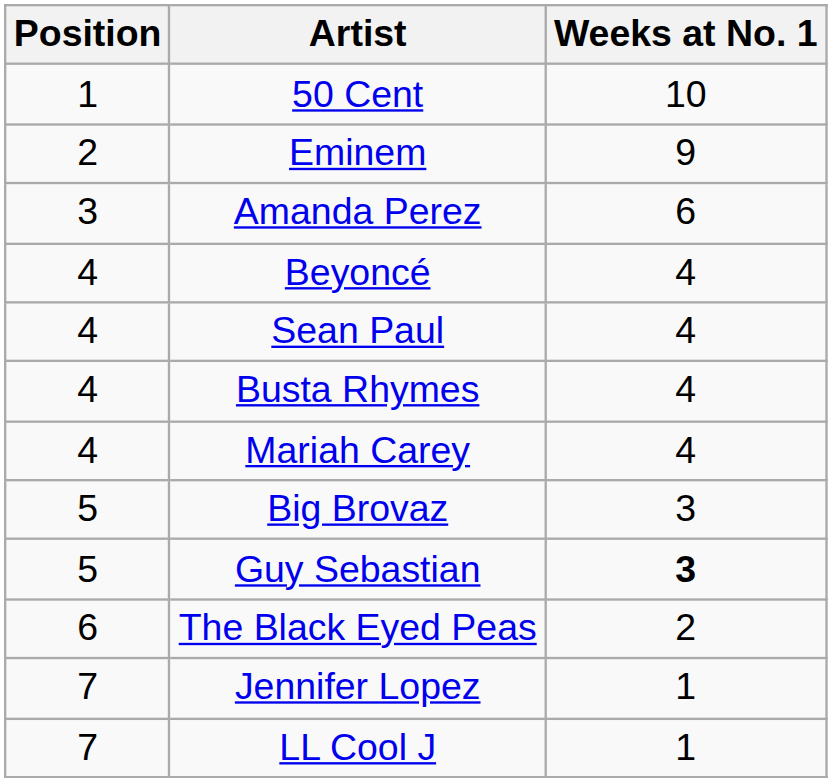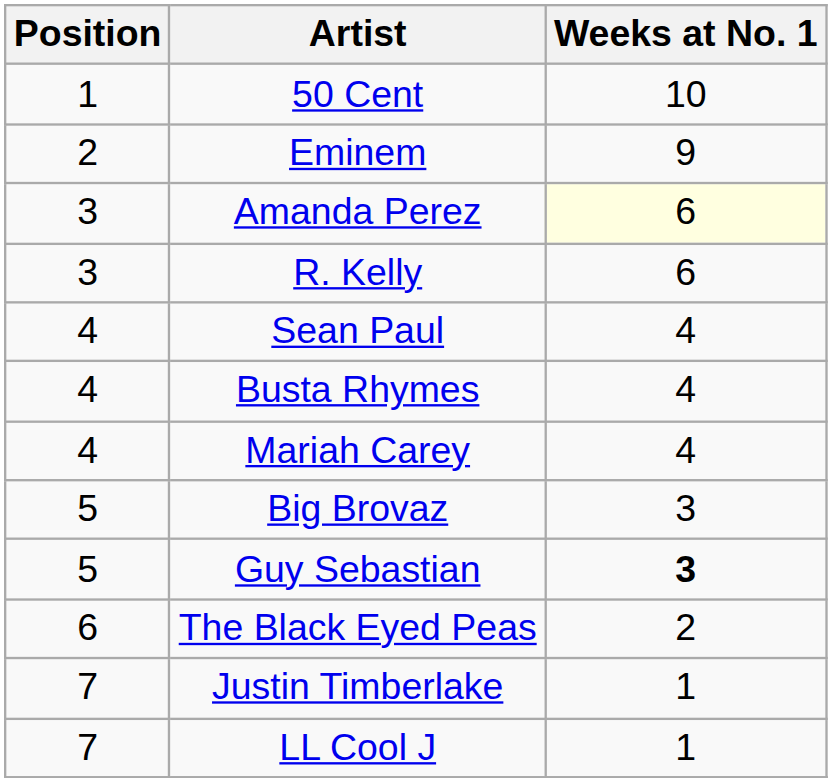(686, 212) no background -> (686, 212) lightyellow background
+ row: (358, 271)
- row: (358, 271)
- row: (358, 687)
+ row: (358, 687)
